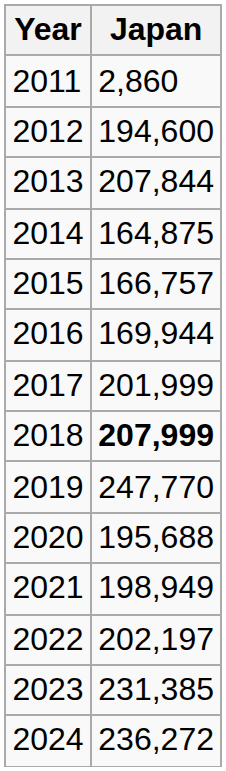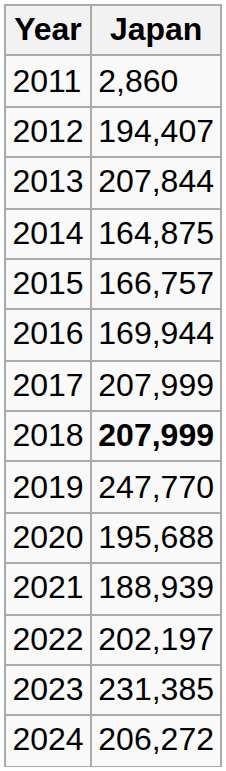(156, 131) 194,600 -> (156, 131) 194,407
(156, 385) 201,999 -> (156, 385) 207,999
(156, 588) 198,949 -> (156, 588) 188,939
(156, 740) 236,272 -> (156, 740) 206,272
